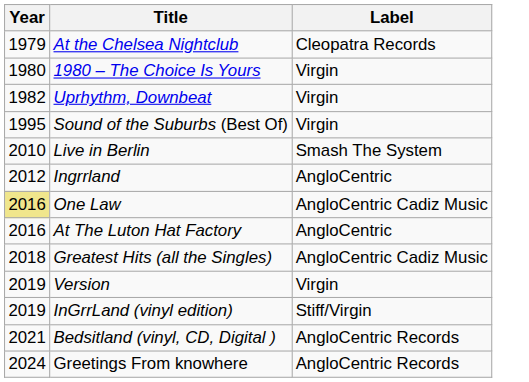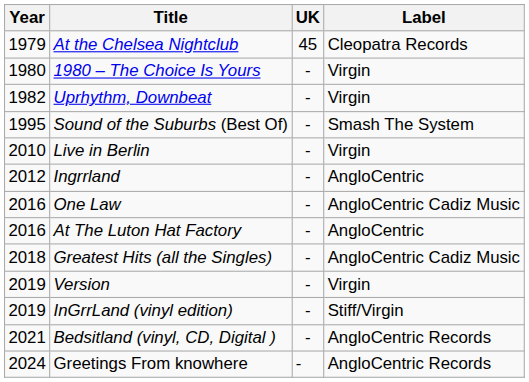+ column: (308, 17)
(317, 124) Virgin -> (401, 124) Smash The System
(369, 151) Smash The System -> (349, 151) Virgin
(27, 204) khaki background -> (27, 204) no background
